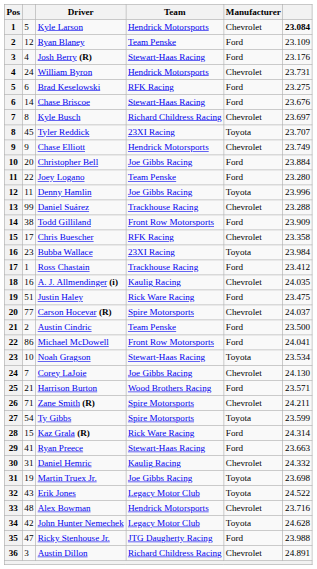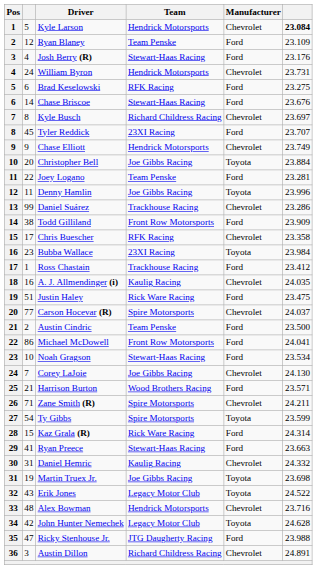(238, 132) Toyota -> (234, 132) Ford
(234, 162) Ford -> (238, 162) Toyota
(298, 177) 23.280 -> (298, 177) 23.281
(298, 207) 23.288 -> (298, 207) 23.286
(238, 358) Toyota -> (234, 358) Ford
